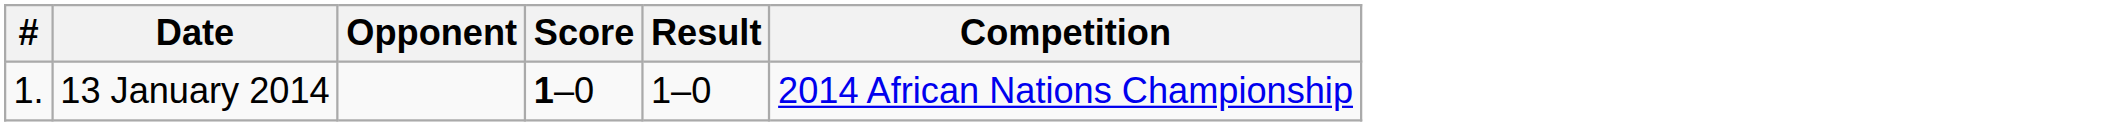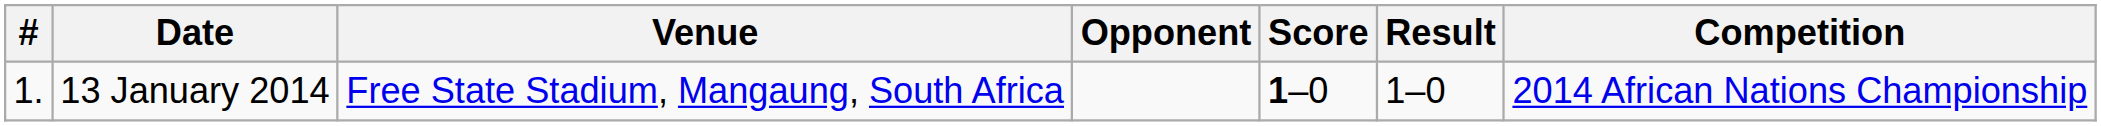+ column: (705, 33)
